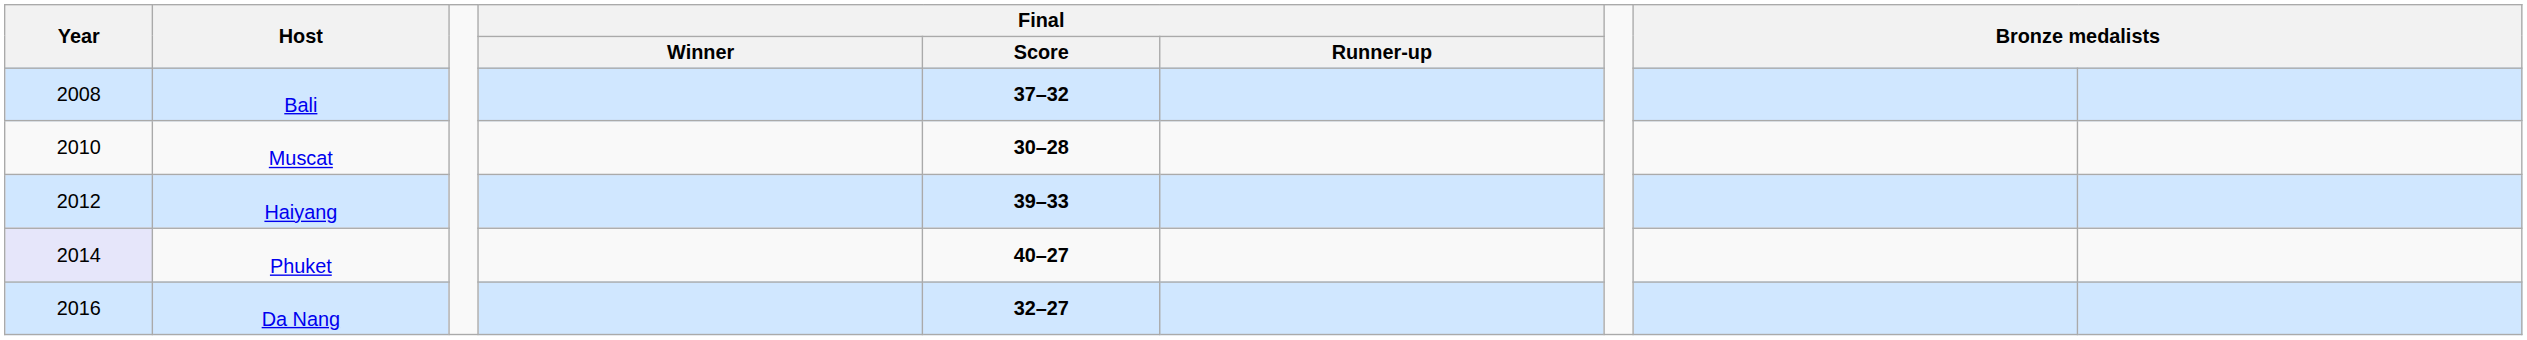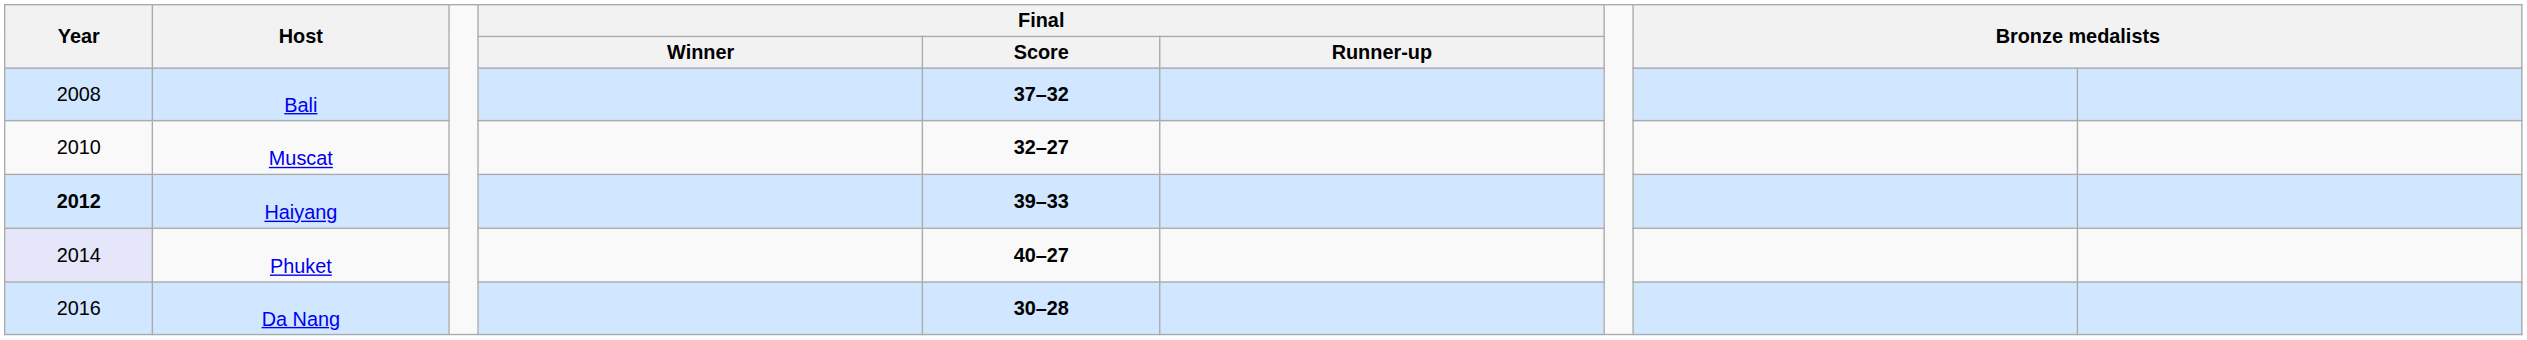(1041, 148) 30–28 -> (1041, 148) 32–27
(79, 202) normal -> (79, 202) bold
(1041, 309) 32–27 -> (1041, 309) 30–28
